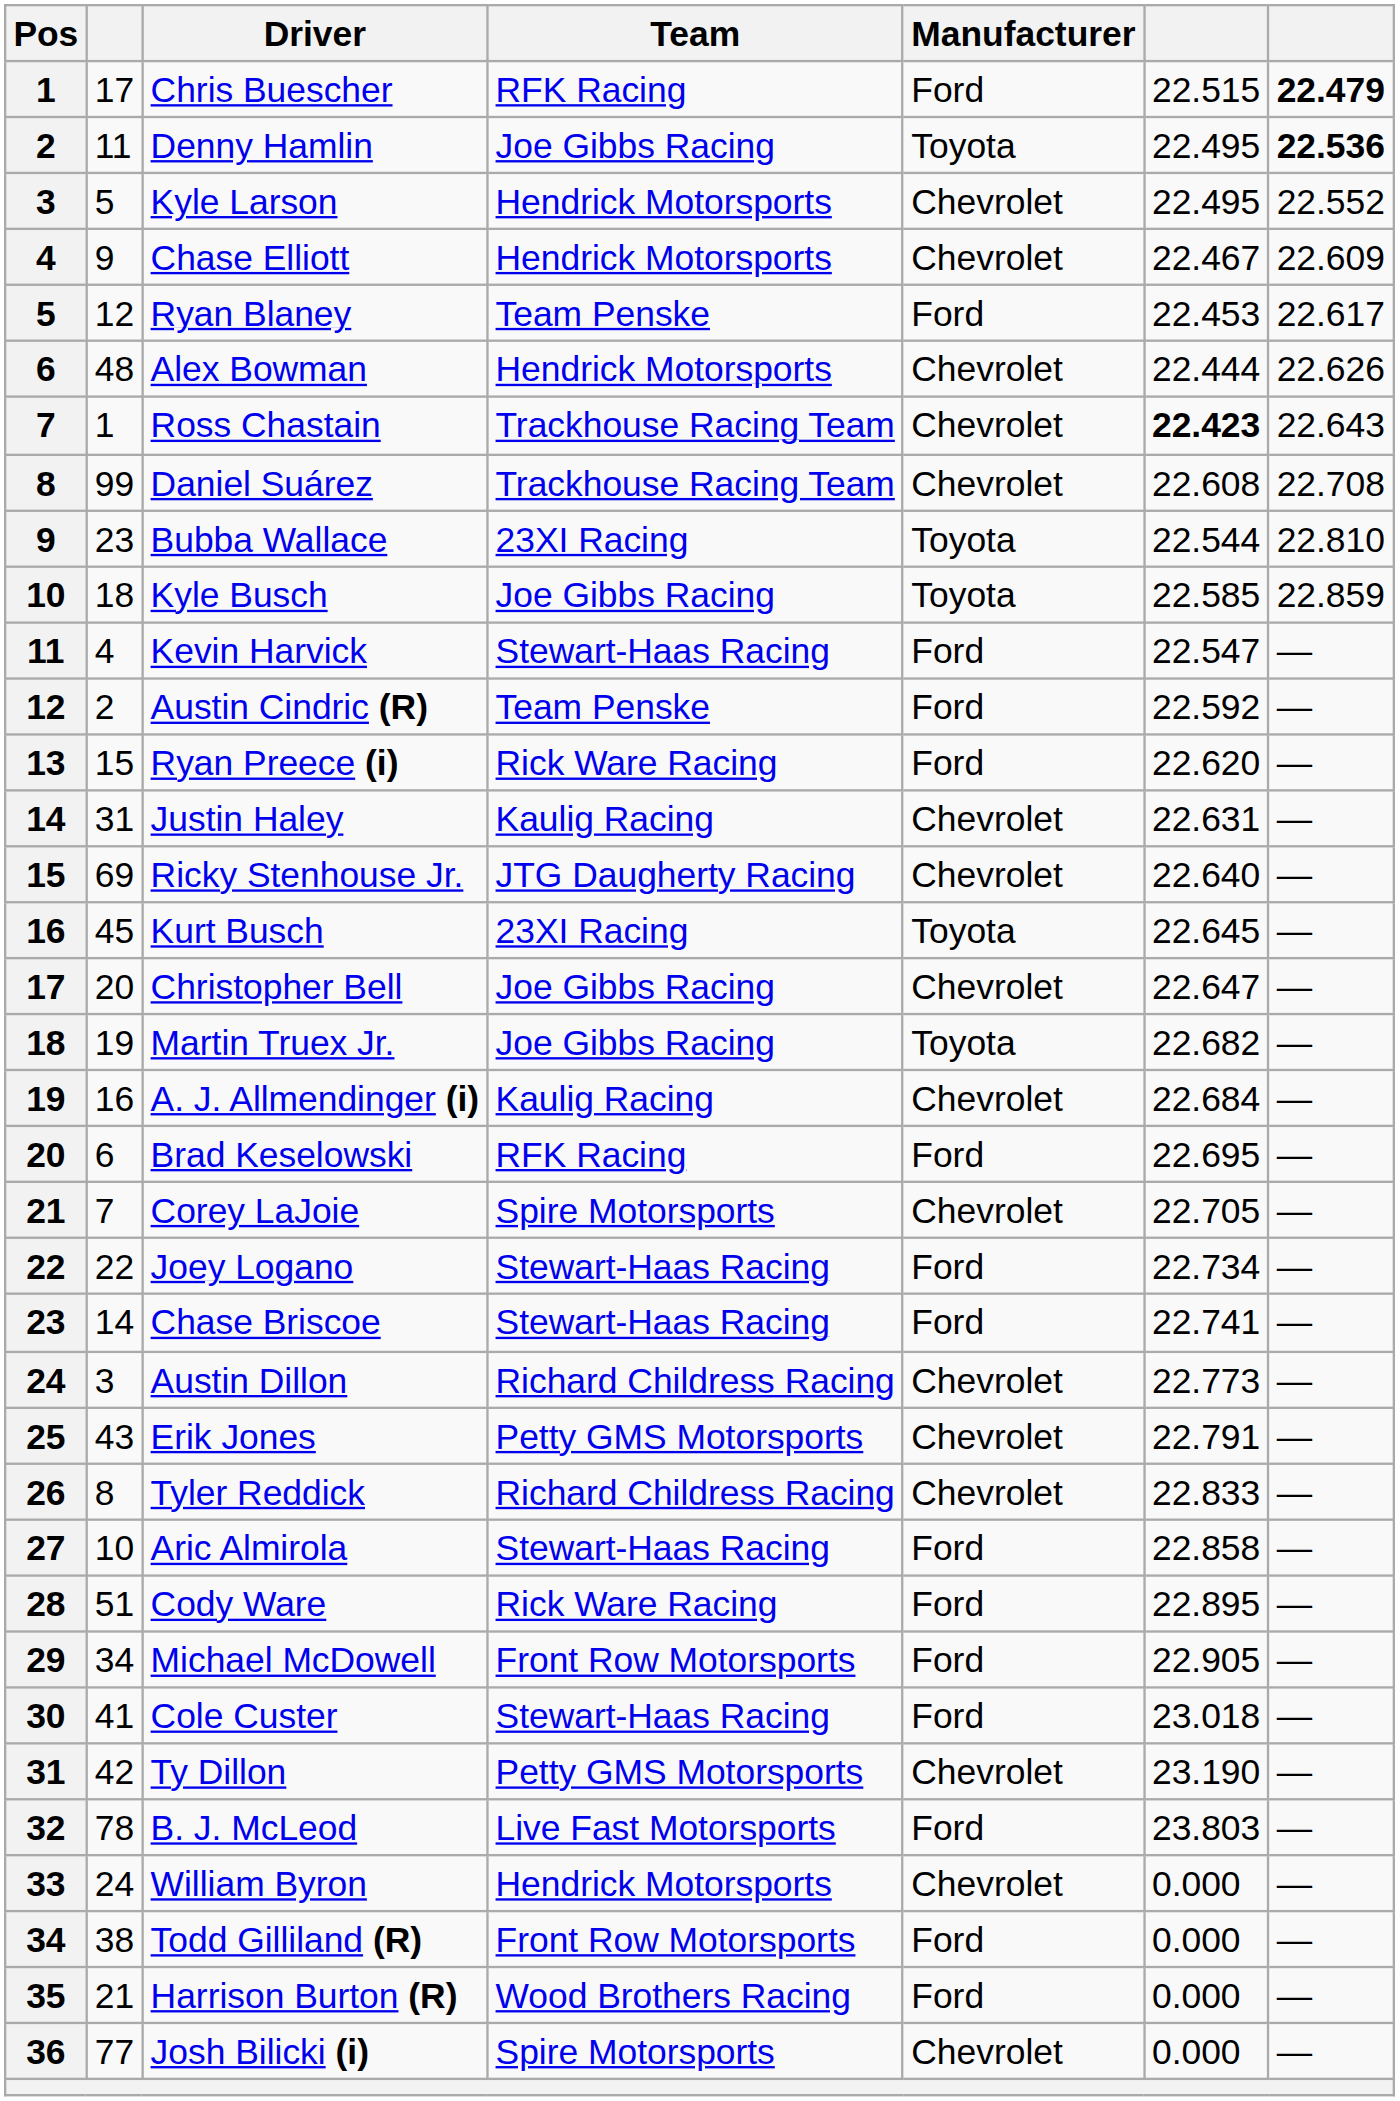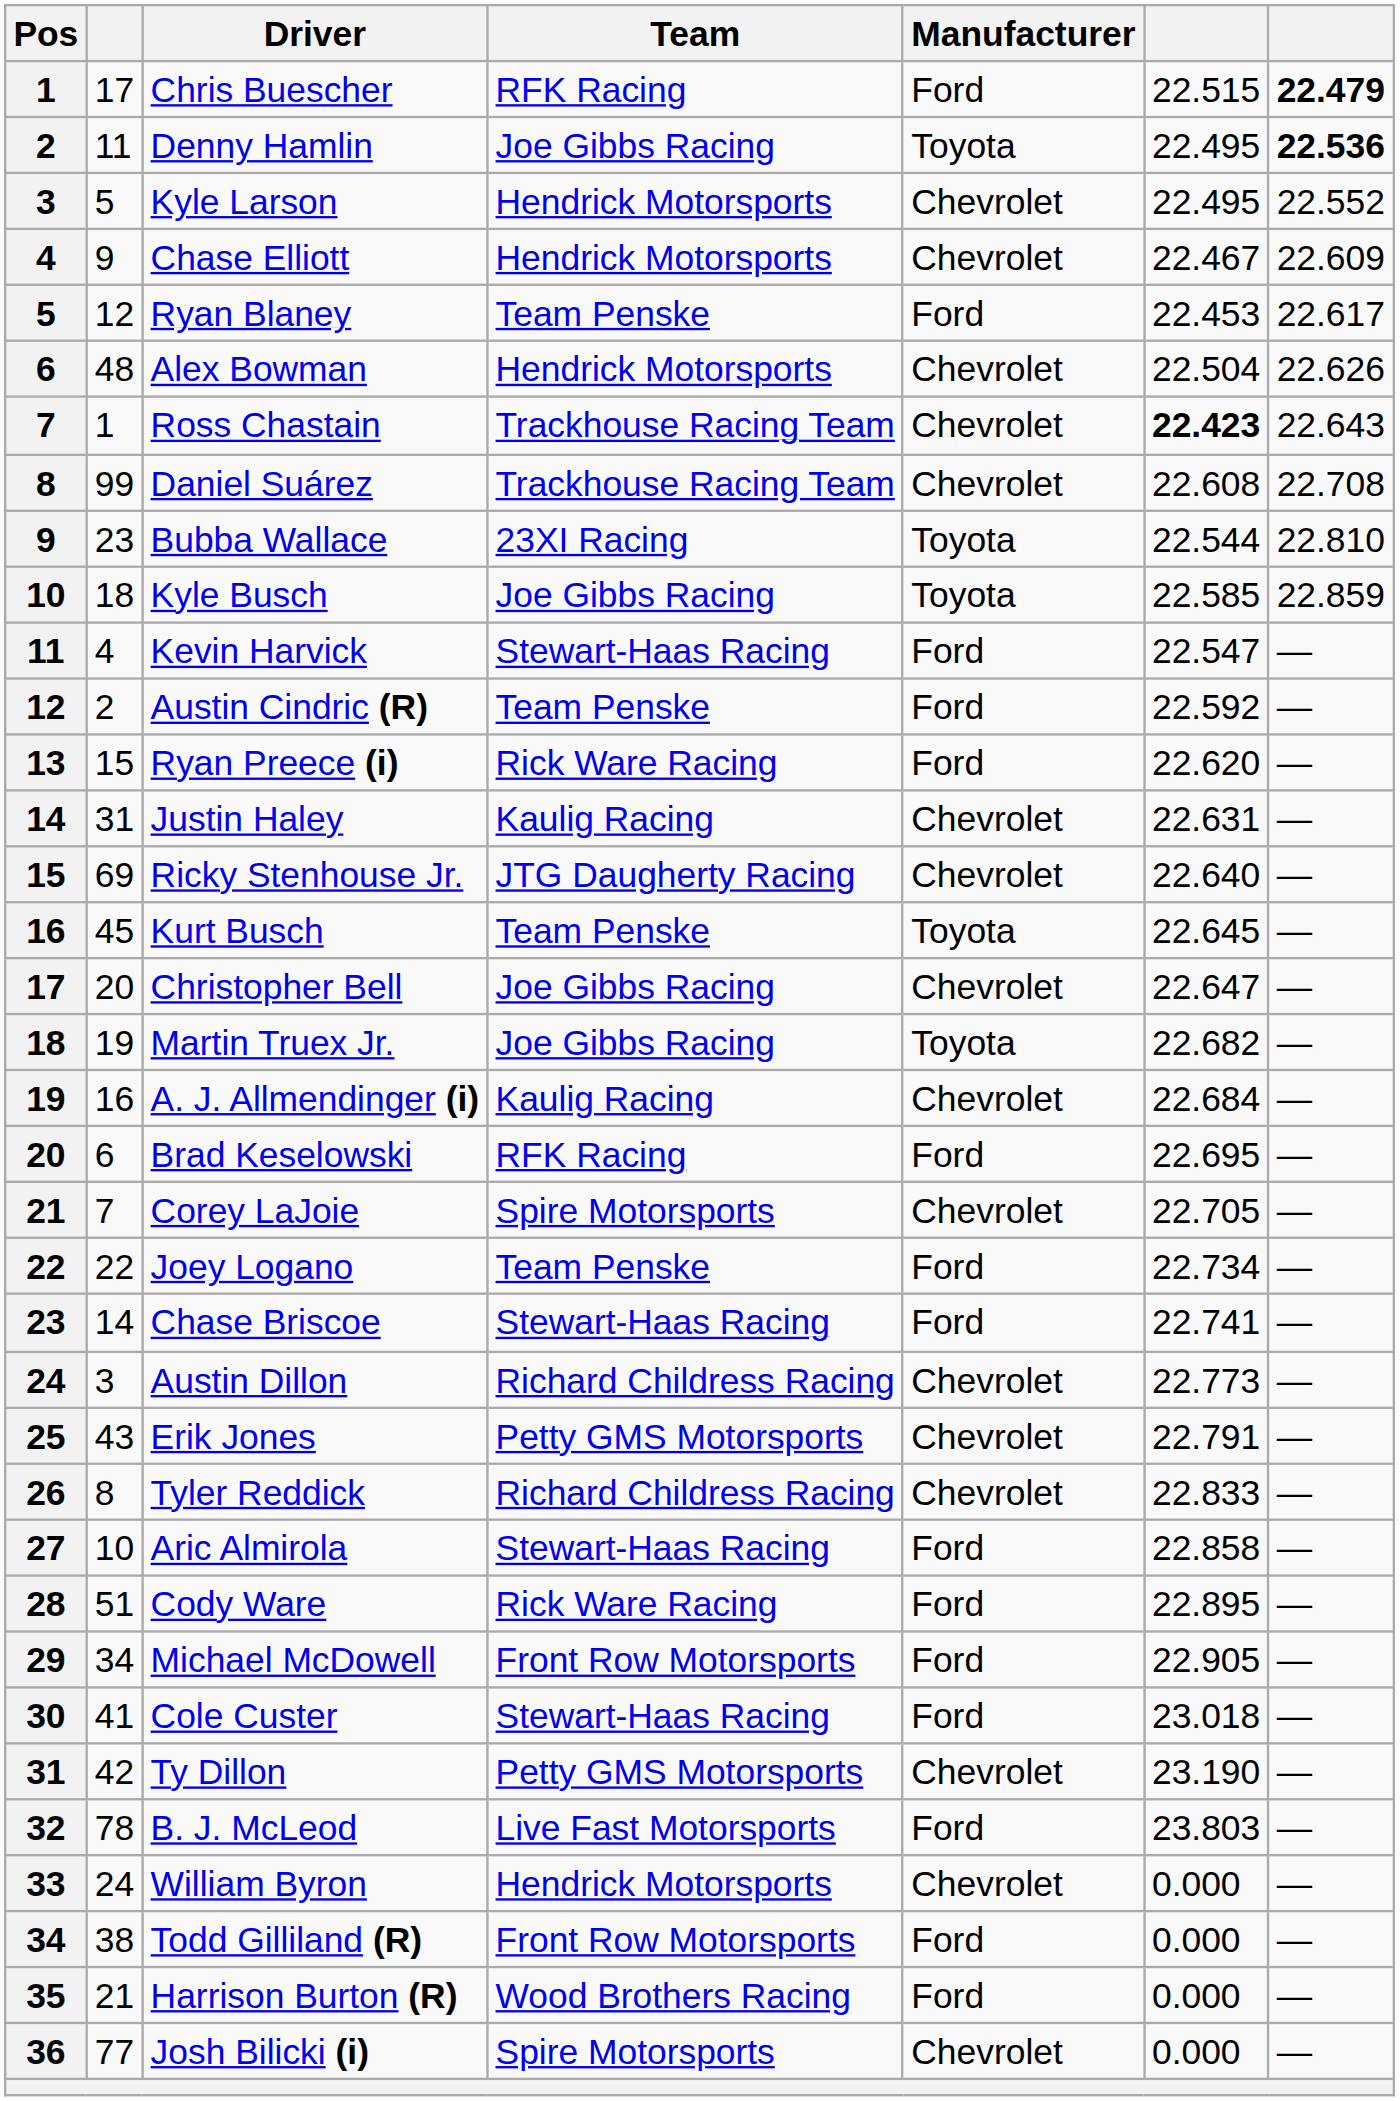(1206, 370) 22.444 -> (1206, 370) 22.504
(592, 930) 23XI Racing -> (603, 930) Team Penske
(663, 1267) Stewart-Haas Racing -> (603, 1267) Team Penske
